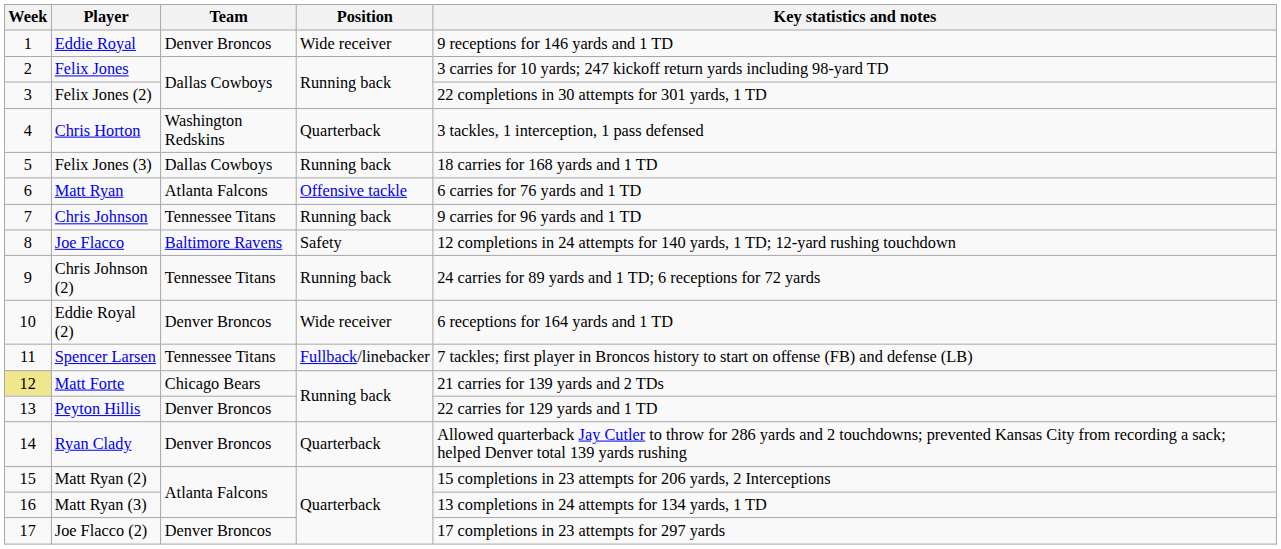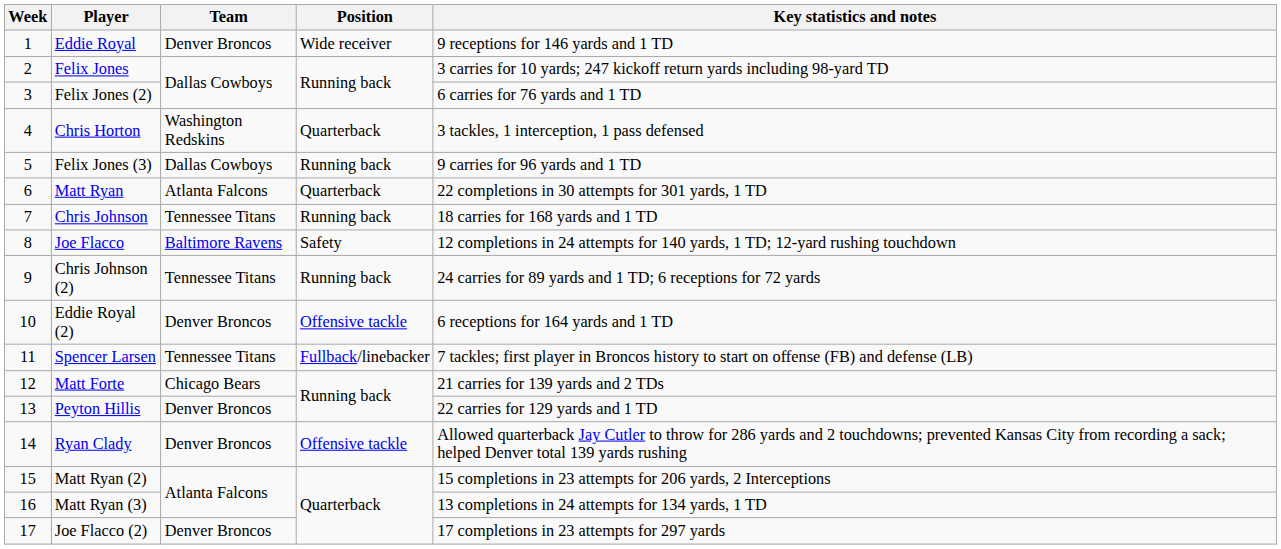(602, 95) 22 completions in 30 attempts for 301 yards, 1 TD -> (539, 95) 6 carries for 76 yards and 1 TD
(547, 165) 18 carries for 168 yards and 1 TD -> (539, 165) 9 carries for 96 yards and 1 TD
(354, 191) Offensive tackle -> (340, 191) Quarterback
(539, 191) 6 carries for 76 yards and 1 TD -> (602, 191) 22 completions in 30 attempts for 301 yards, 1 TD
(539, 216) 9 carries for 96 yards and 1 TD -> (547, 216) 18 carries for 168 yards and 1 TD
(346, 322) Wide receiver -> (354, 322) Offensive tackle
(28, 383) khaki background -> (28, 383) no background
(340, 444) Quarterback -> (354, 444) Offensive tackle
